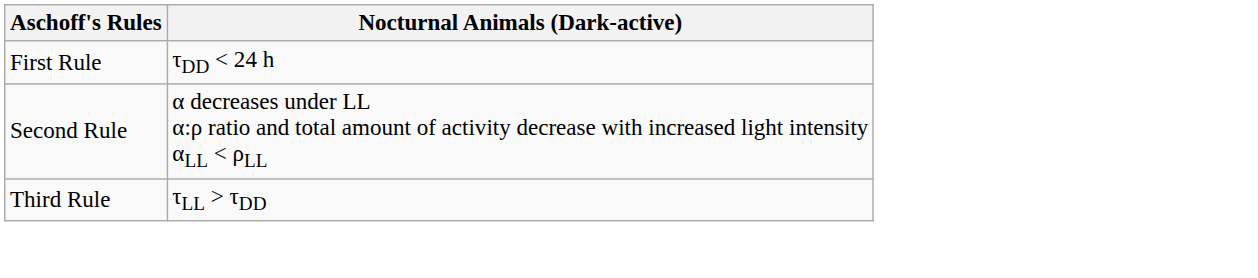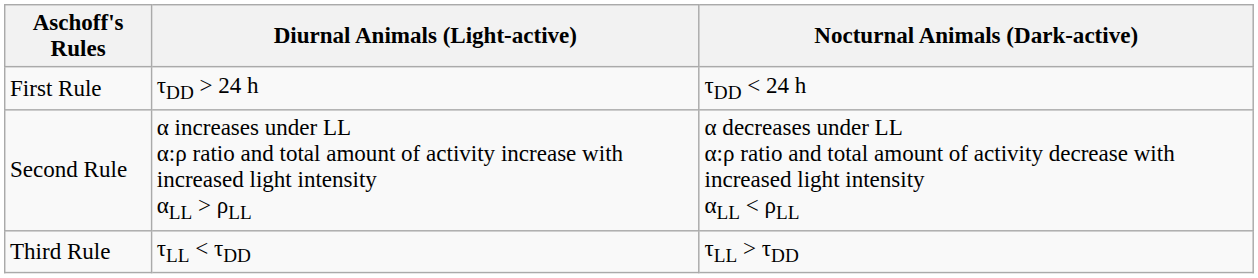+ column: (425, 35)
